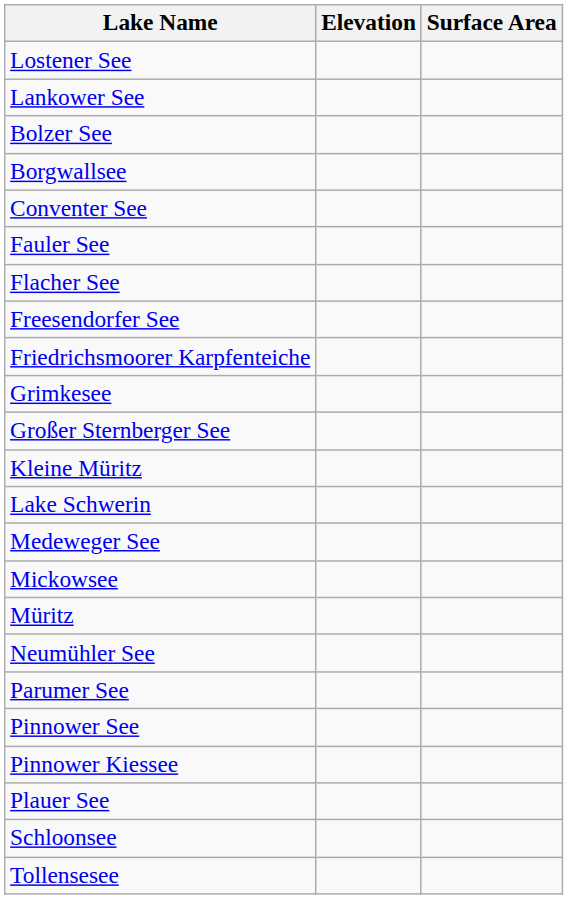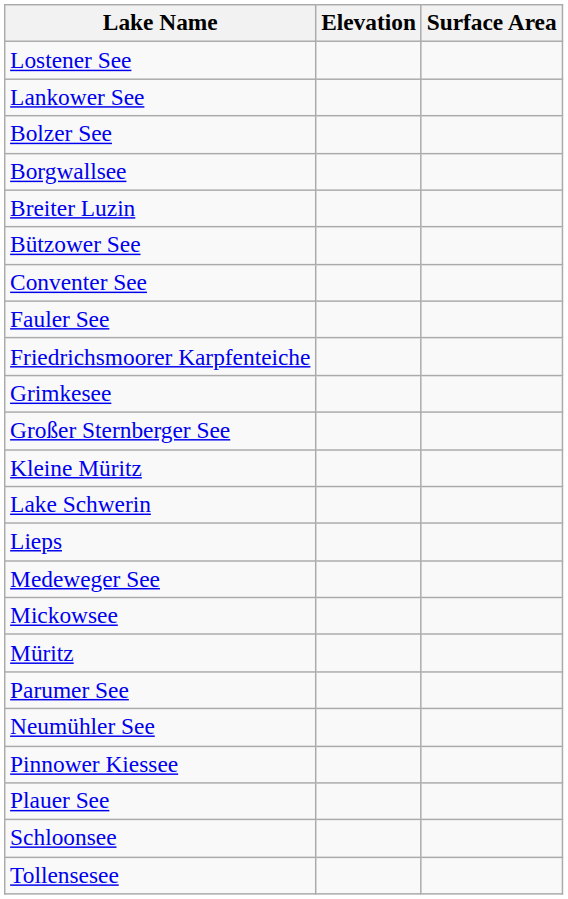+ row: (73, 208)
+ row: (75, 245)
- row: (65, 282)
- row: (95, 319)
+ row: (36, 541)
rows swapped: (82, 652) <-> (69, 689)
- row: (75, 726)
